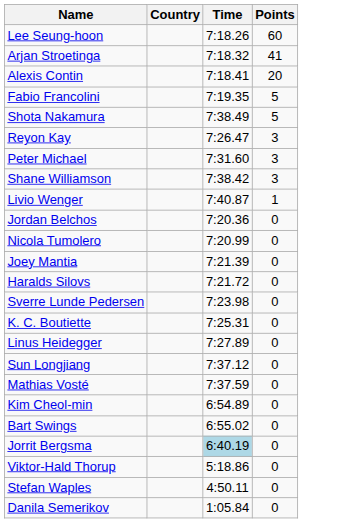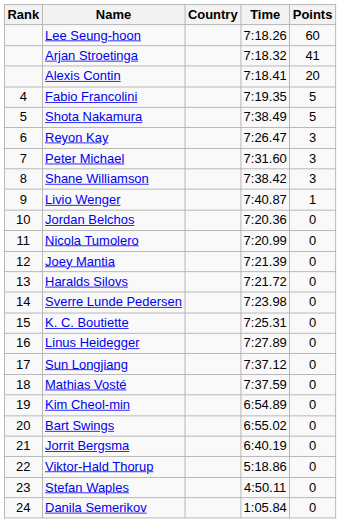+ column: (23, 14)
(228, 446) lightblue background -> (265, 446) no background
